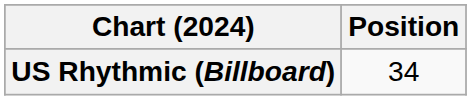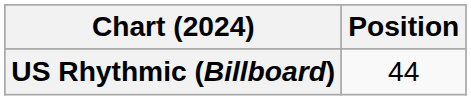(404, 71) 34 -> (404, 71) 44
